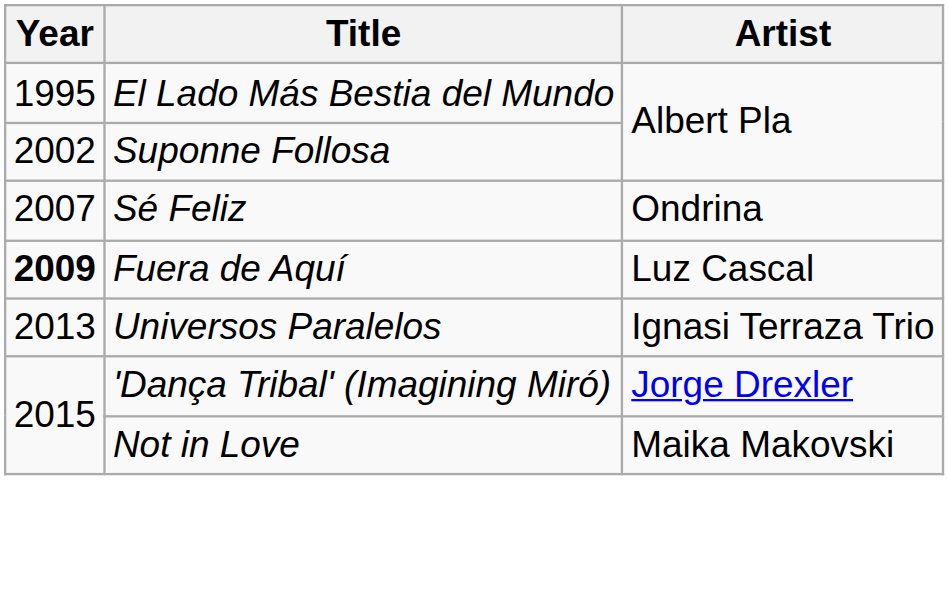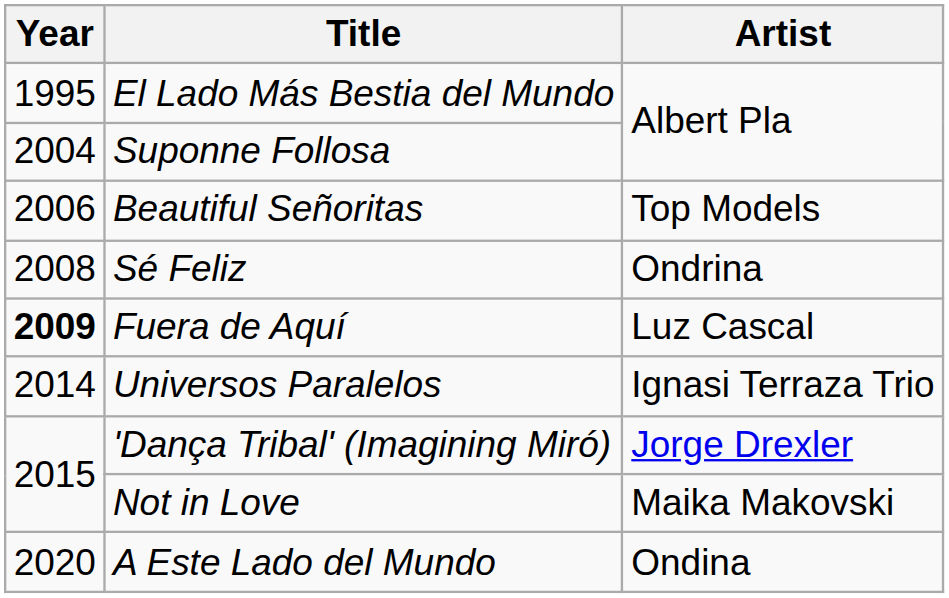(55, 151) 2002 -> (55, 151) 2004
+ row: (268, 209)
(55, 209) 2007 -> (55, 268) 2008
(55, 326) 2013 -> (55, 385) 2014
+ row: (304, 561)
